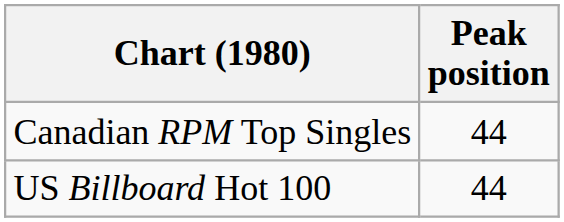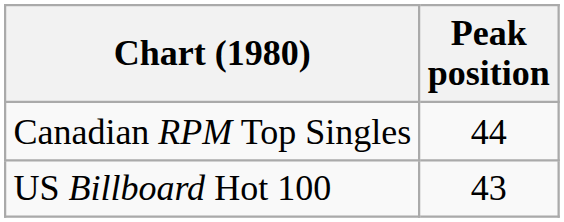(489, 187) 44 -> (489, 187) 43
